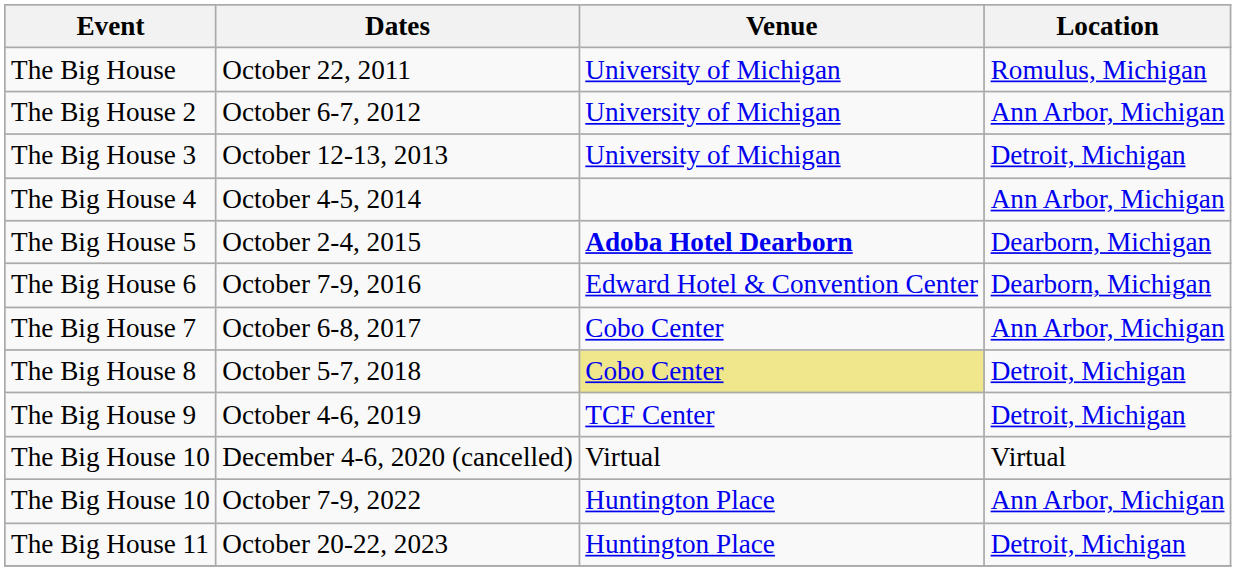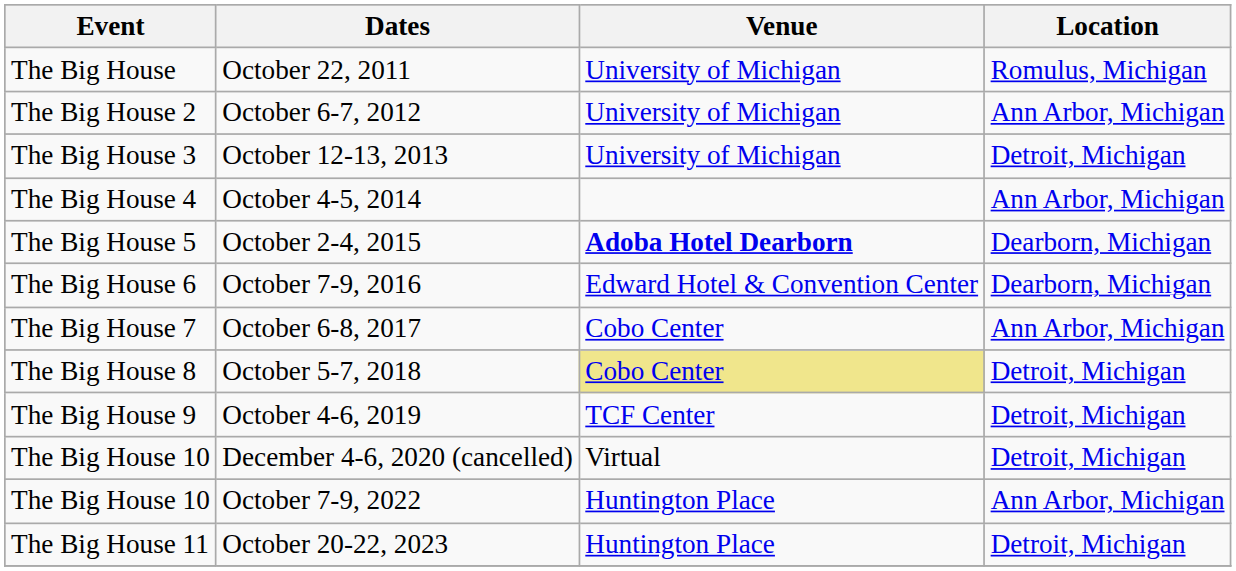(1028, 457) Virtual -> (1088, 457) Detroit, Michigan
